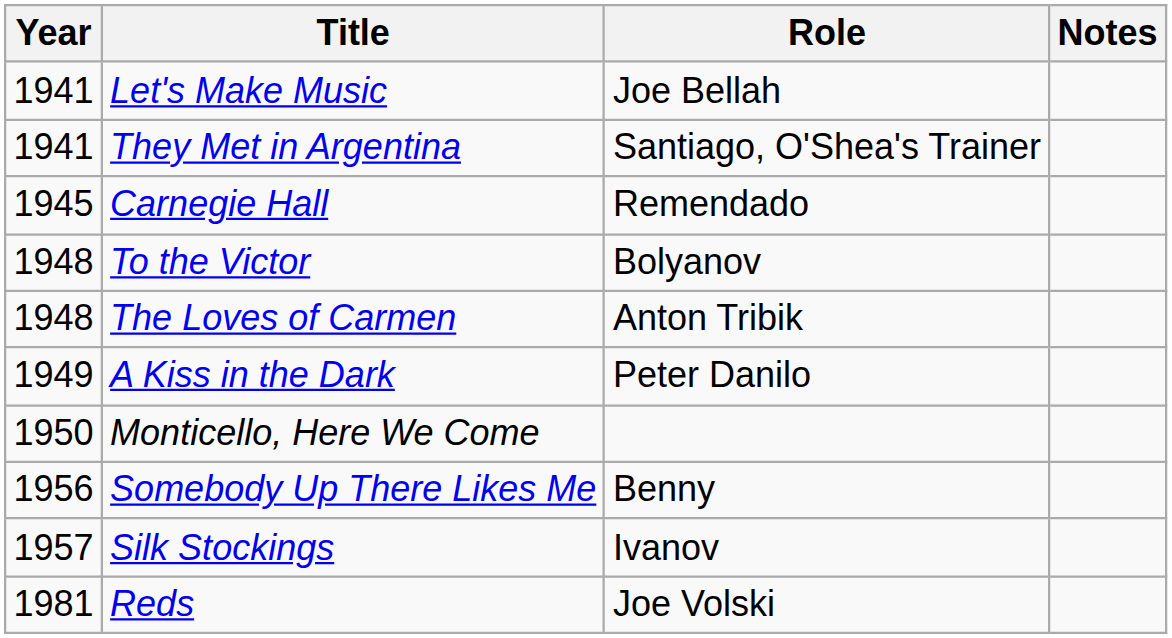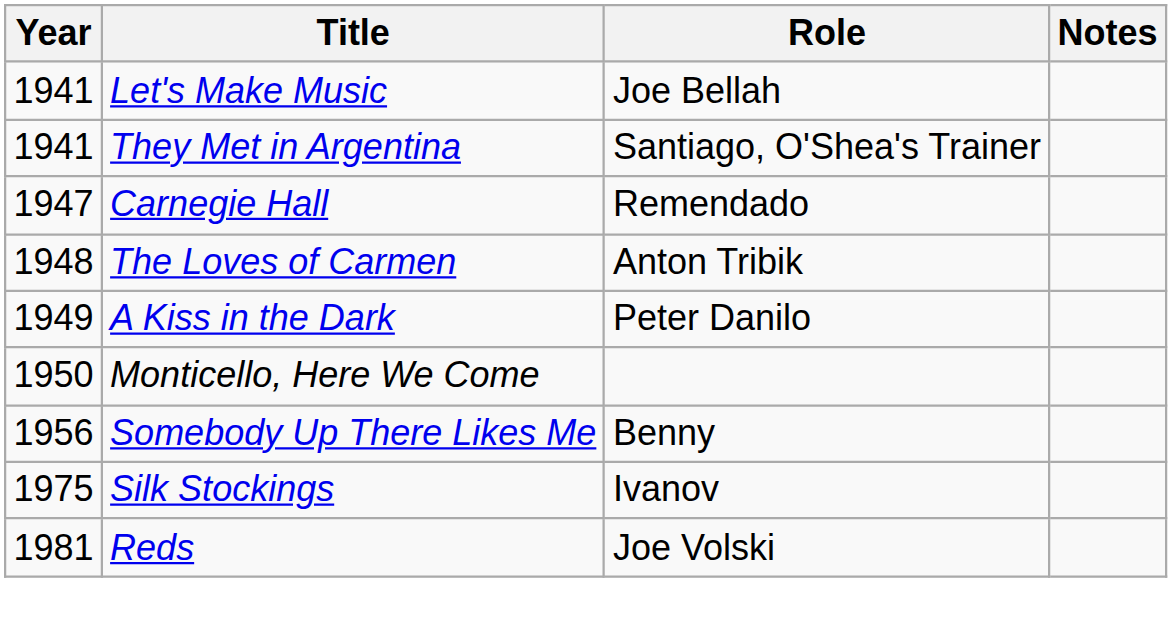(53, 204) 1945 -> (53, 204) 1947
- row: (210, 261)
(53, 546) 1957 -> (53, 489) 1975
